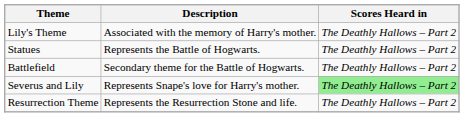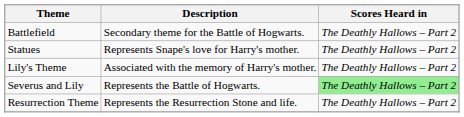rows swapped: (37, 31) <-> (31, 67)
(182, 49) Represents the Battle of Hogwarts. -> (202, 49) Represents Snape's love for Harry's mother.
(202, 85) Represents Snape's love for Harry's mother. -> (182, 85) Represents the Battle of Hogwarts.
